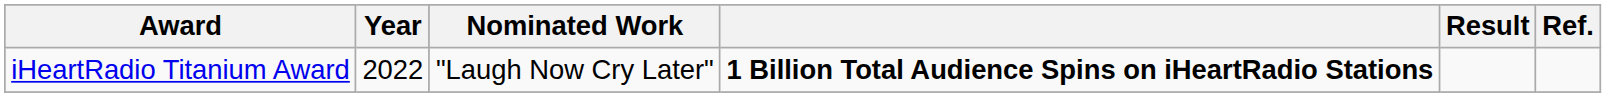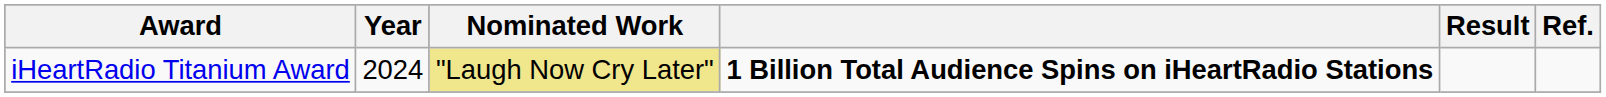(393, 69) 2022 -> (393, 69) 2024
(575, 69) no background -> (575, 69) khaki background
